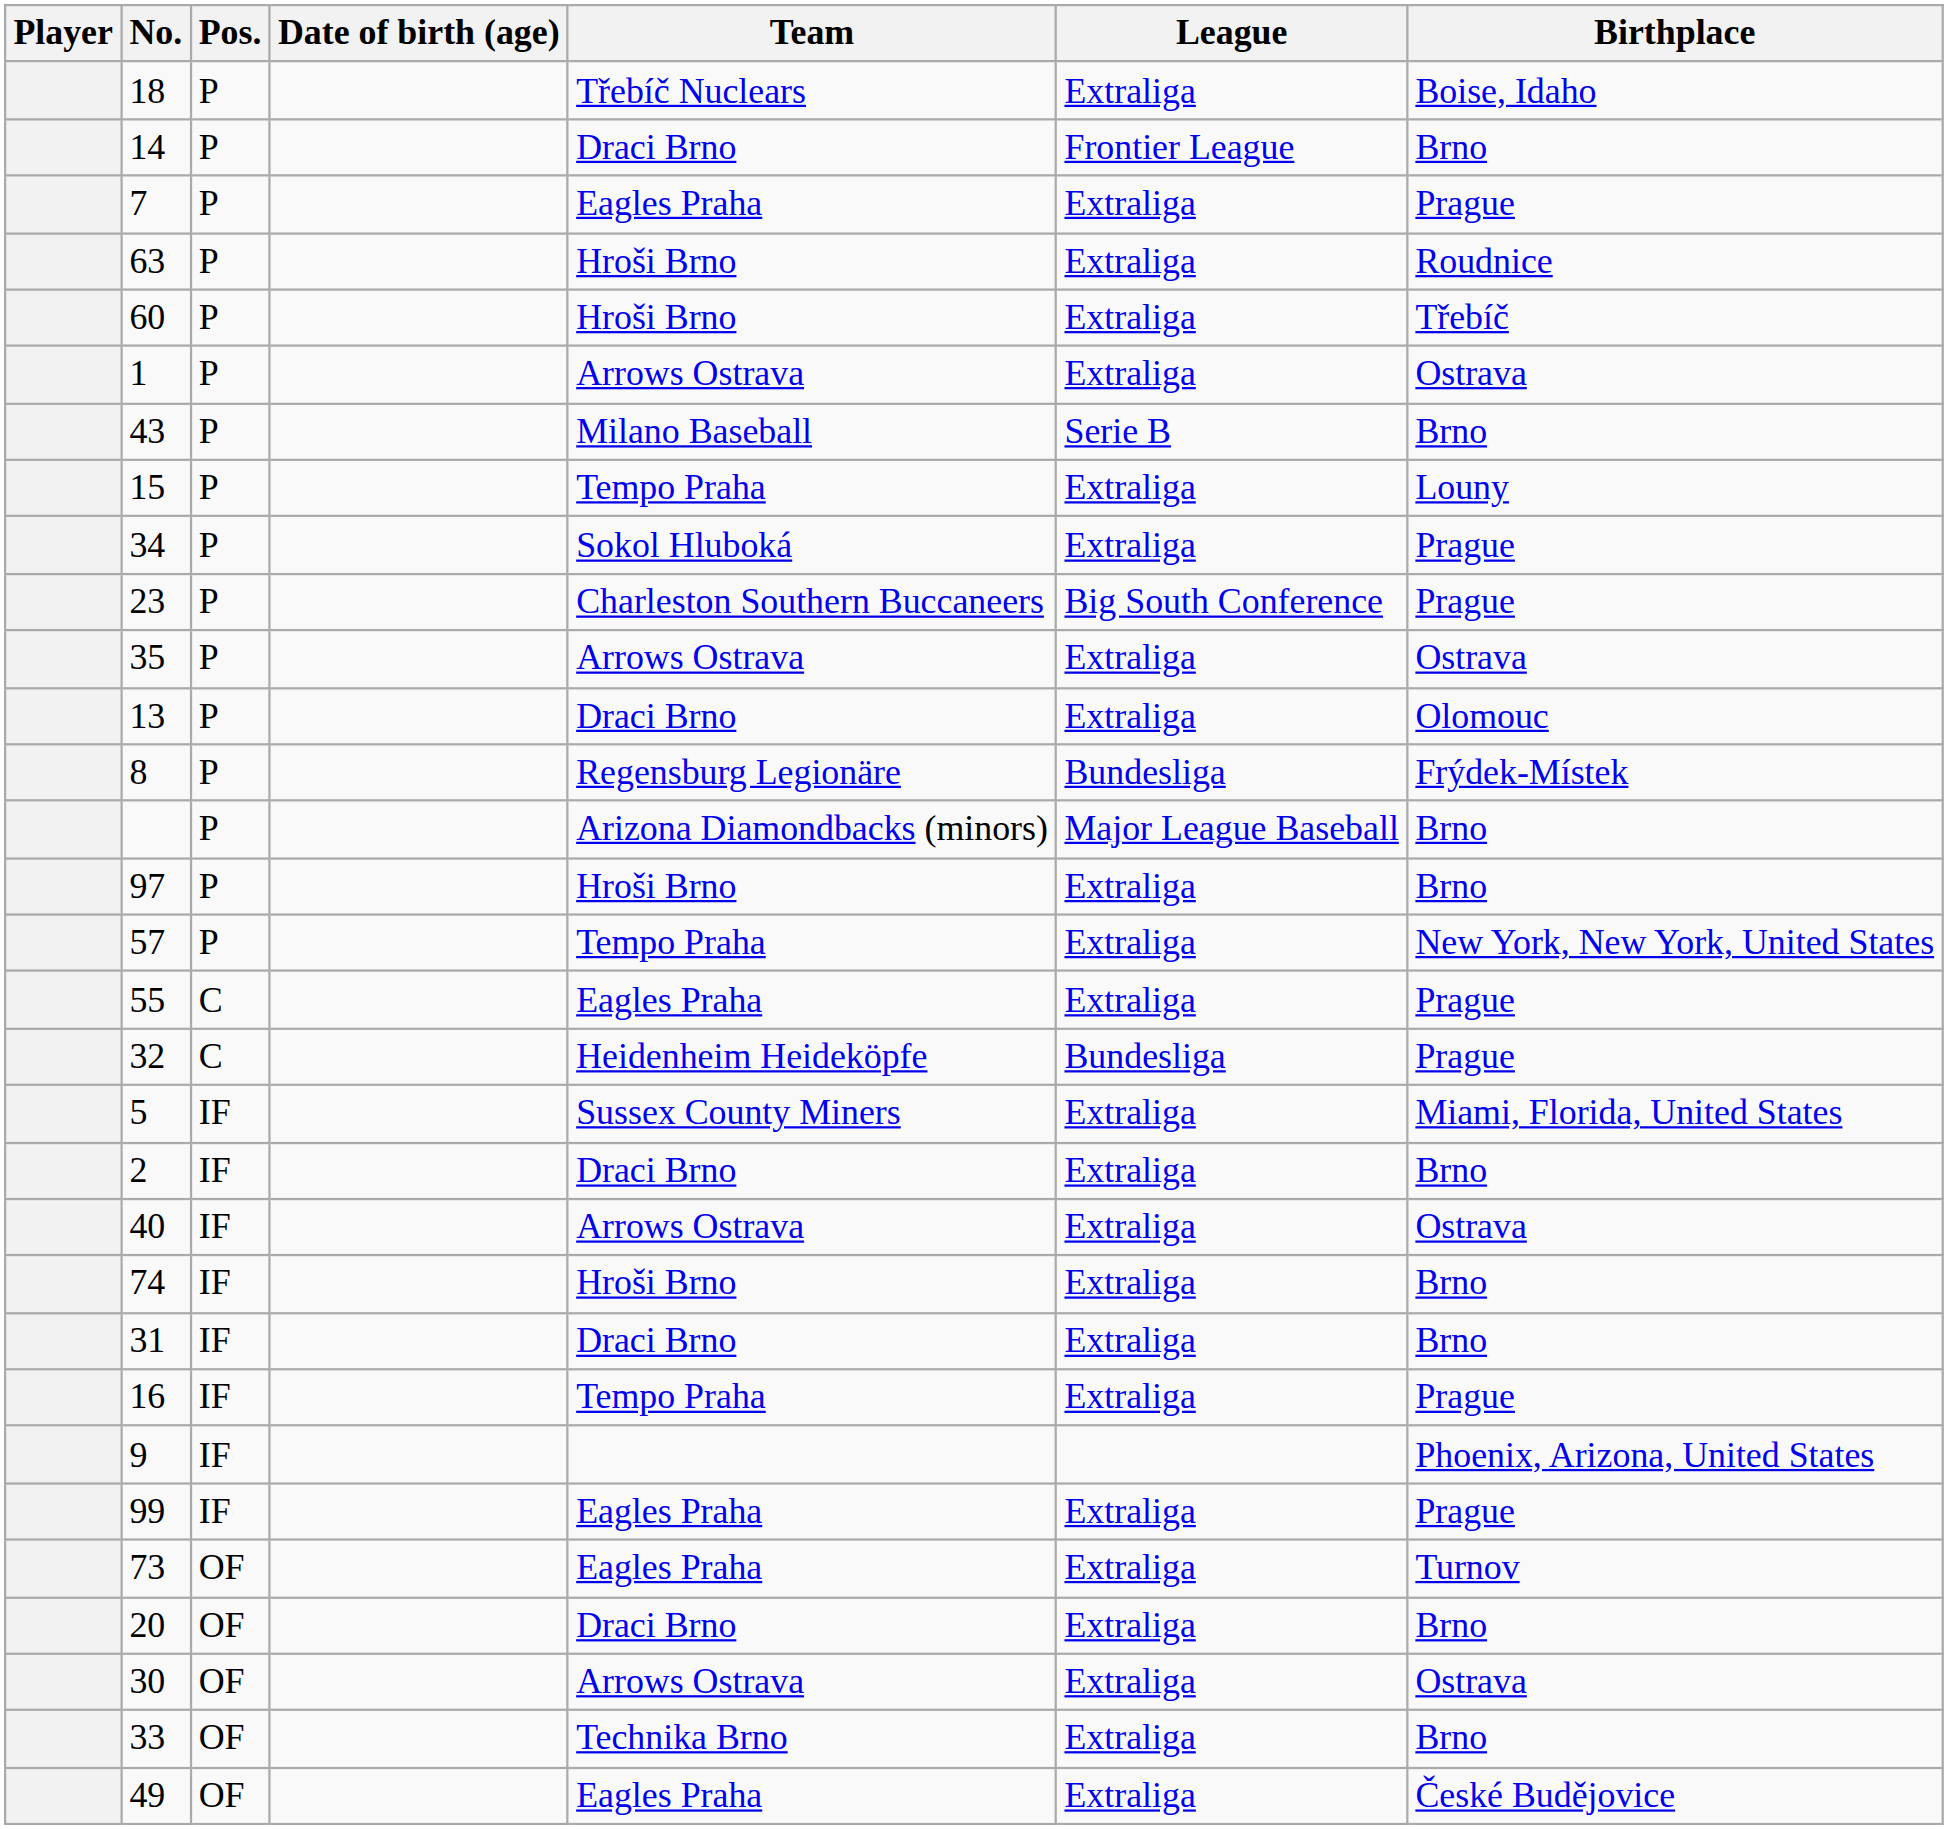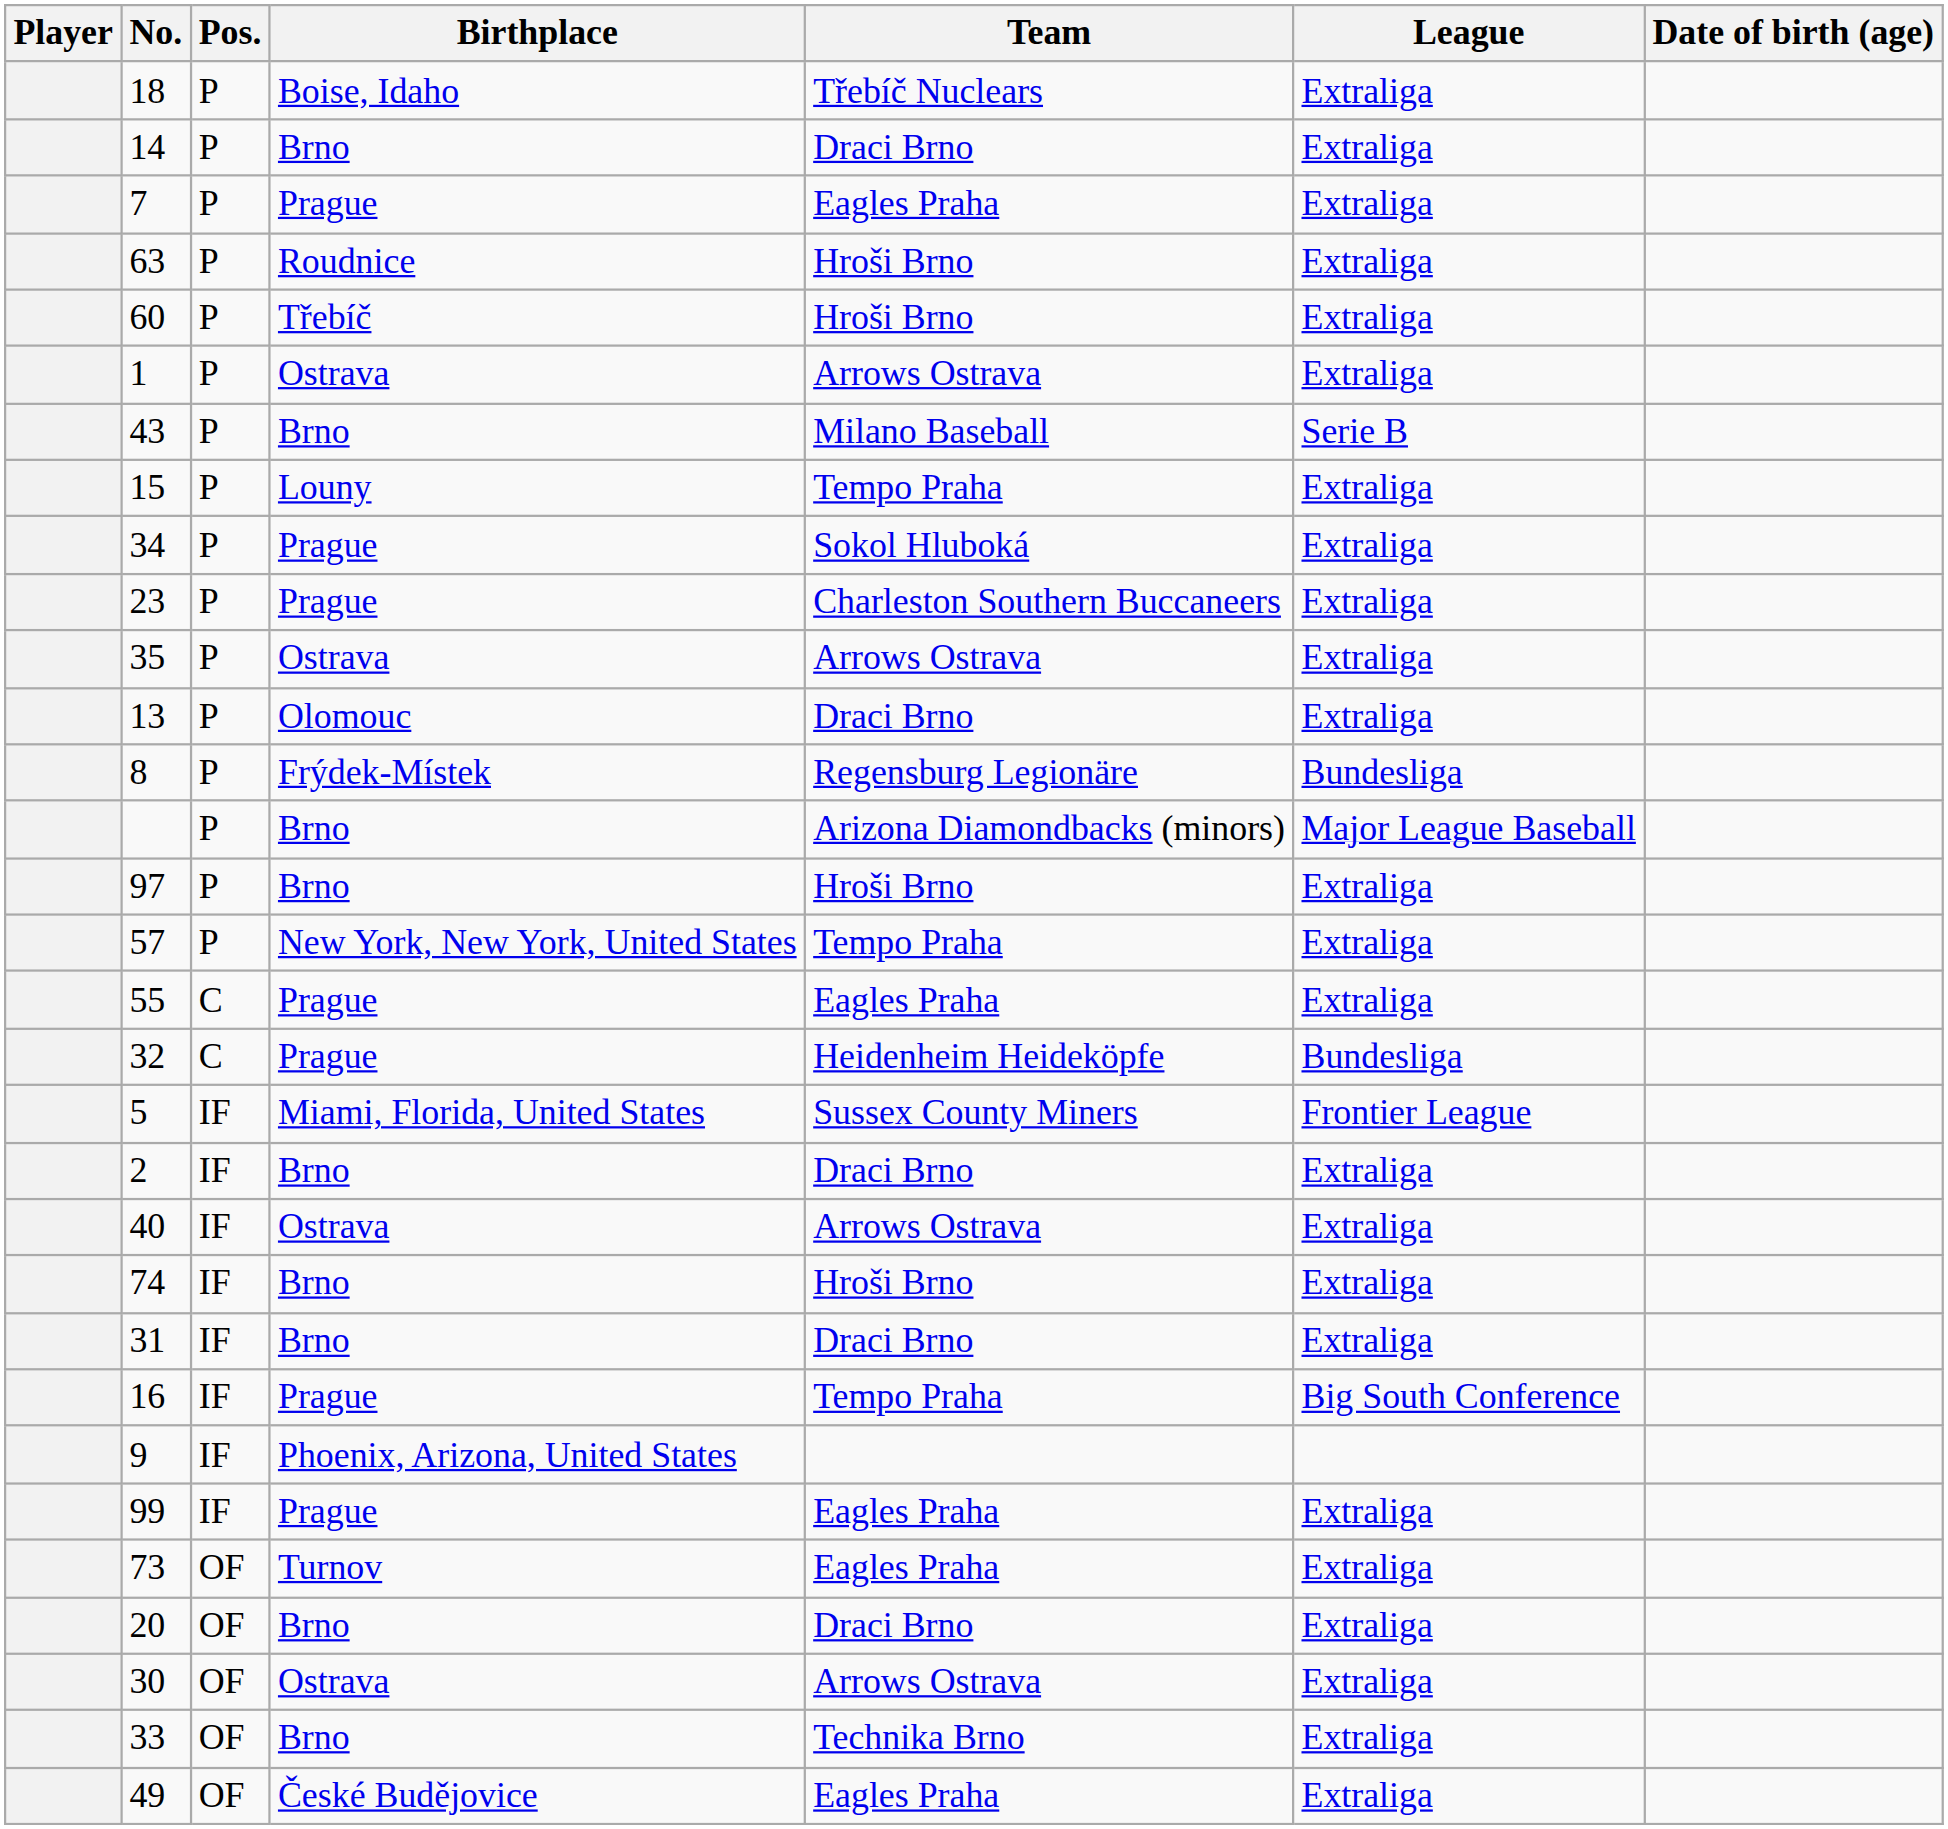columns swapped: (419, 32) <-> (1675, 32)
(1179, 146) Frontier League -> (1367, 146) Extraliga
(1224, 601) Big South Conference -> (1367, 601) Extraliga
(1130, 1112) Extraliga -> (1416, 1112) Frontier League
(1130, 1397) Extraliga -> (1461, 1397) Big South Conference
